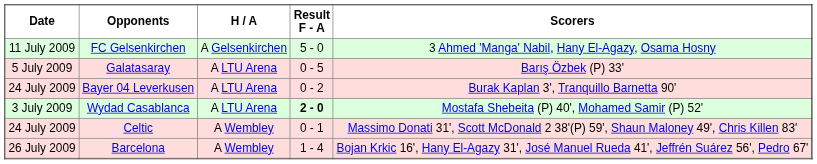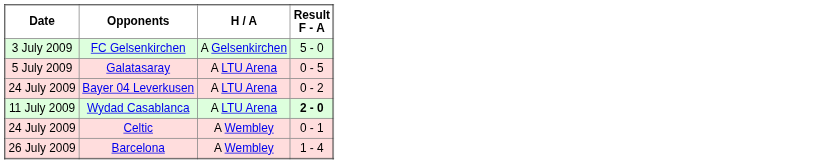- column: (572, 21)
(42, 48) 11 July 2009 -> (42, 48) 3 July 2009
(42, 108) 3 July 2009 -> (42, 108) 11 July 2009
